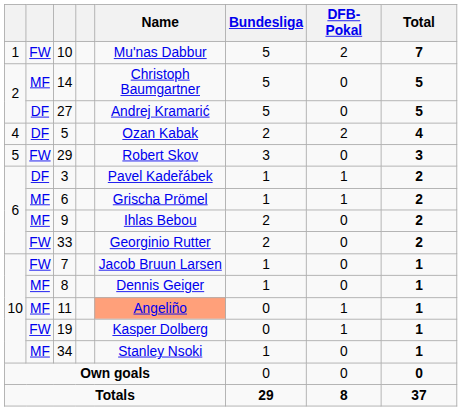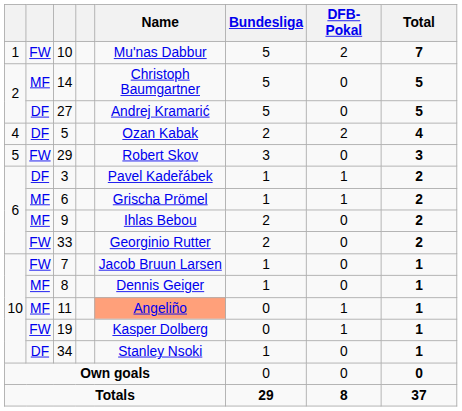(40, 351) MF -> (40, 351) DF
